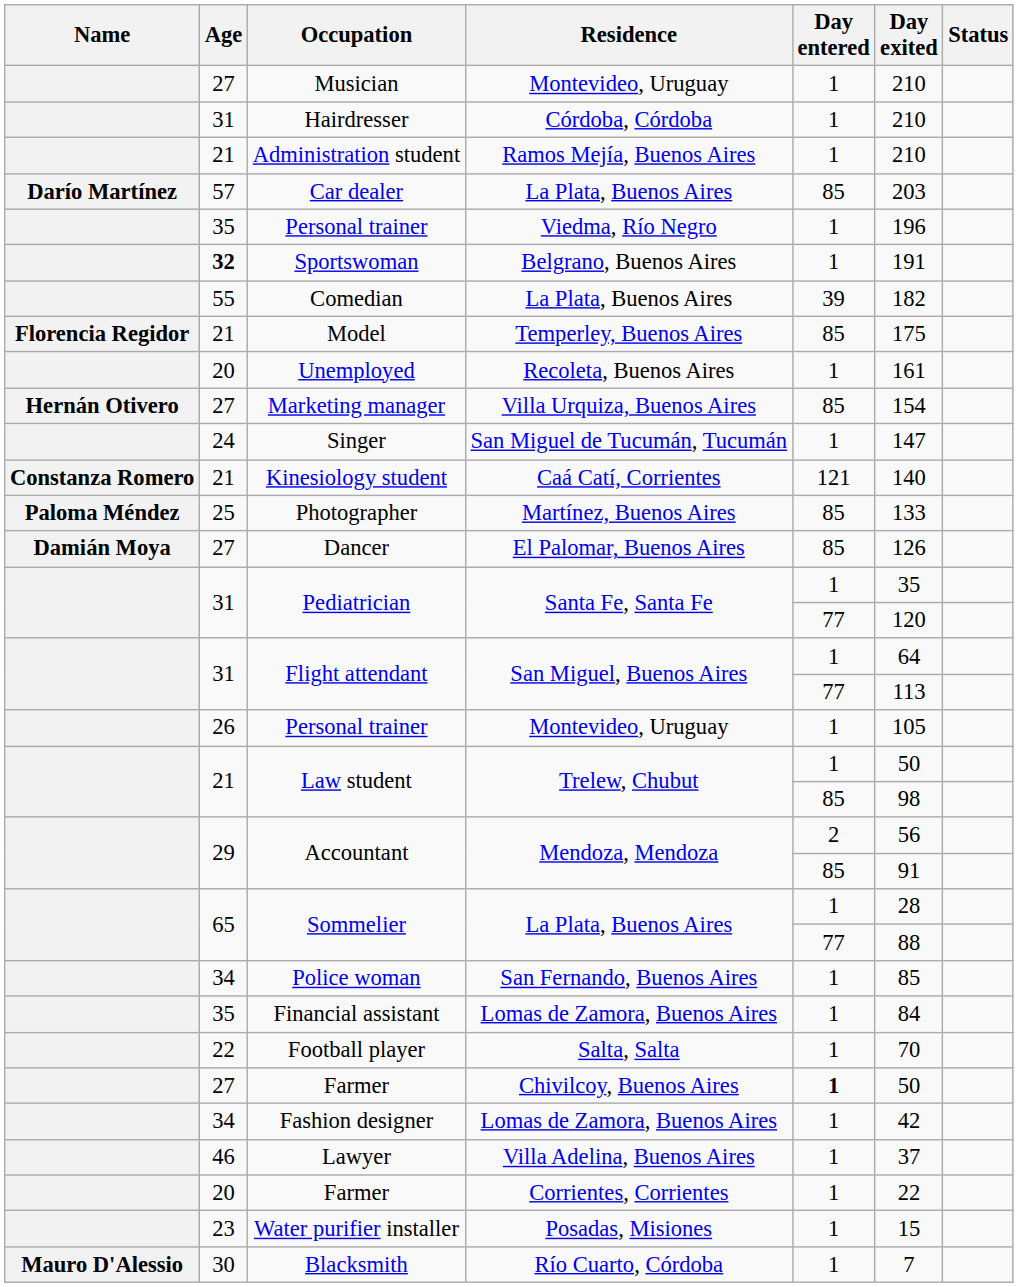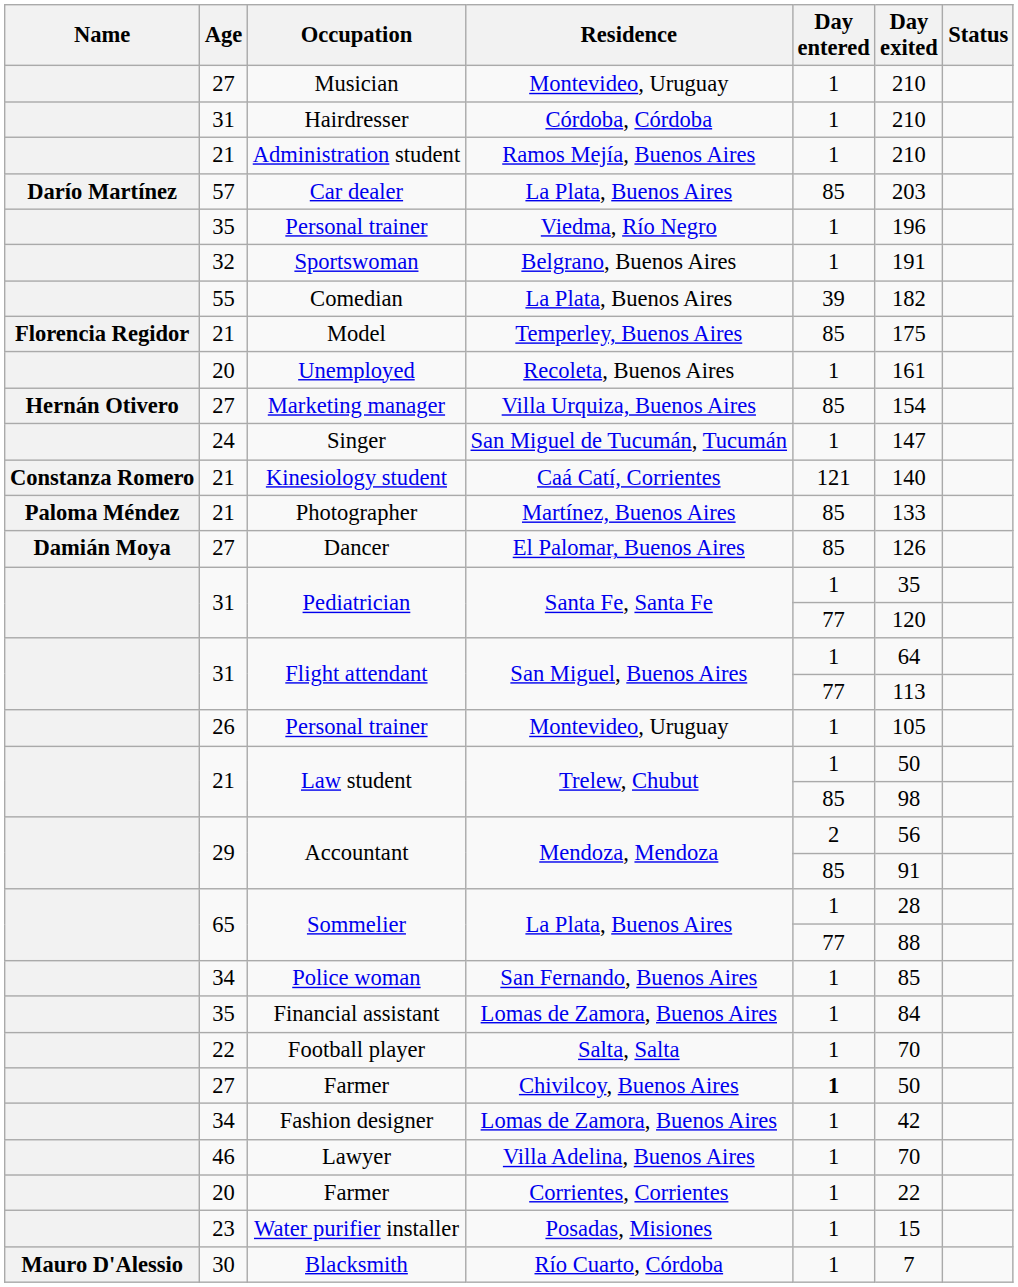(224, 262) bold -> (224, 262) normal
(224, 512) 25 -> (224, 512) 21
(909, 1156) 37 -> (909, 1156) 70
